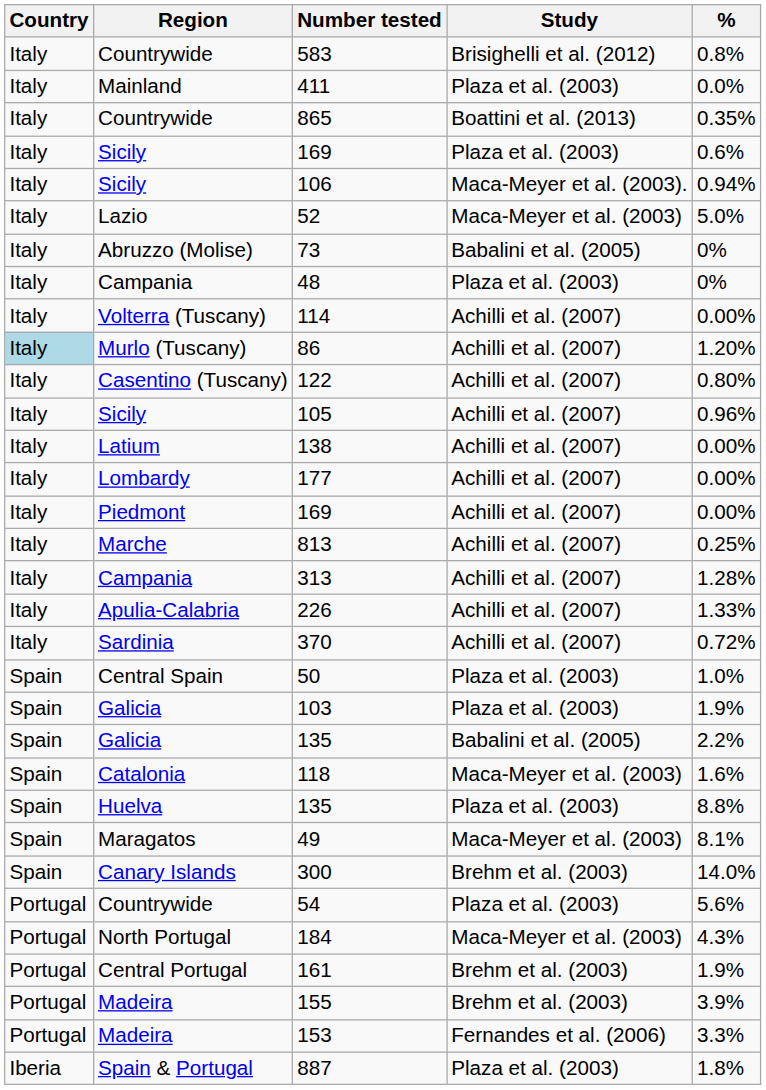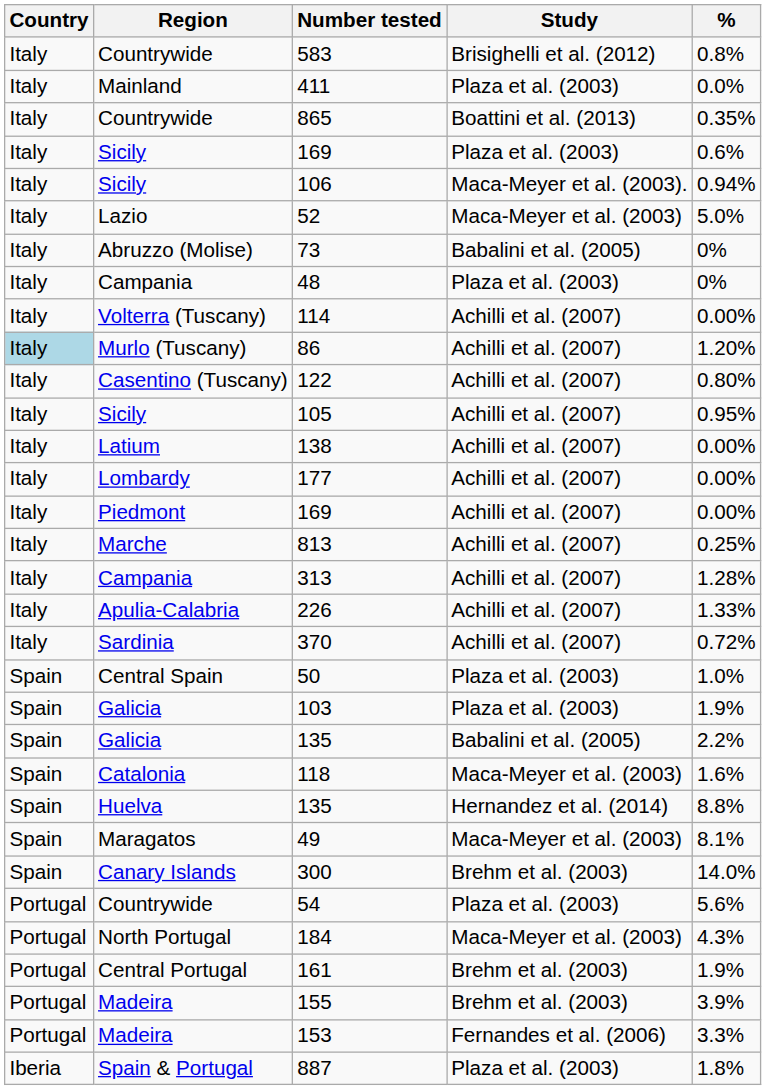(726, 413) 0.96% -> (726, 413) 0.95%
(535, 806) Plaza et al. (2003) -> (560, 806) Hernandez et al. (2014)
